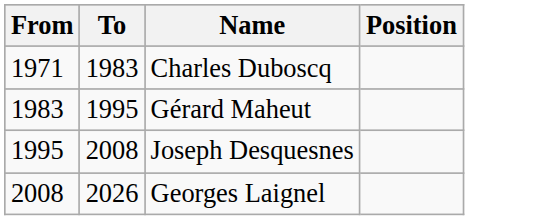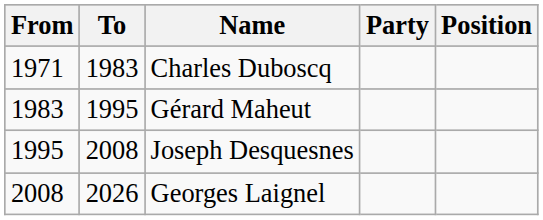+ column: (397, 25)
